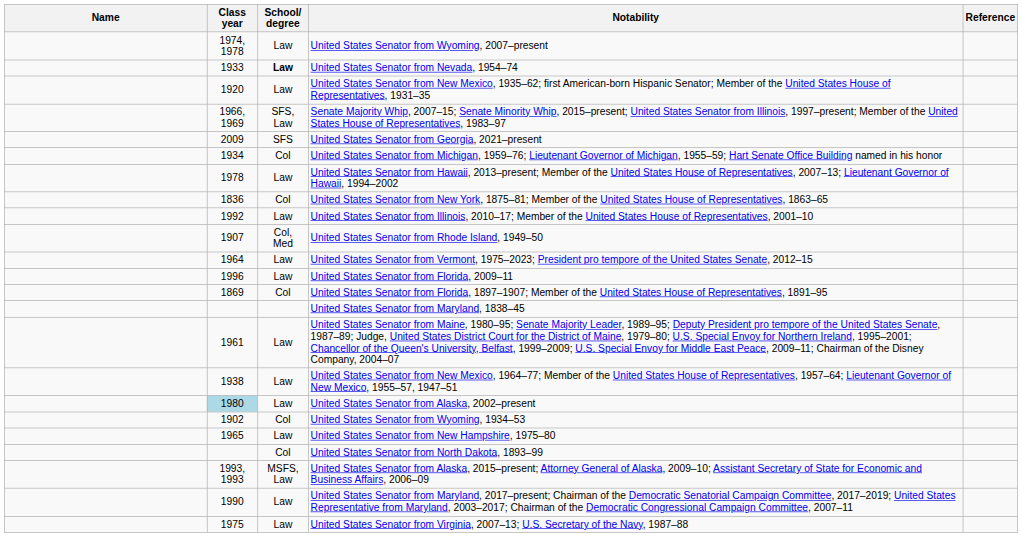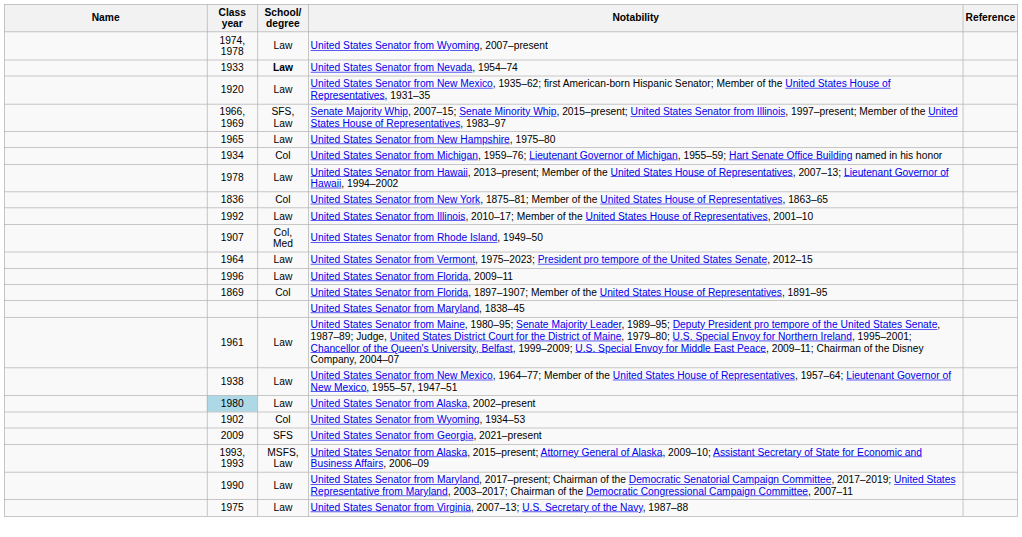rows swapped: (433, 436) <-> (426, 139)
- row: (427, 452)
